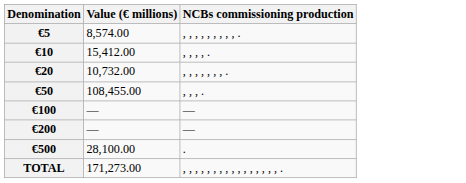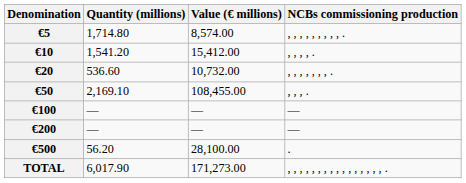+ column: (136, 14)
